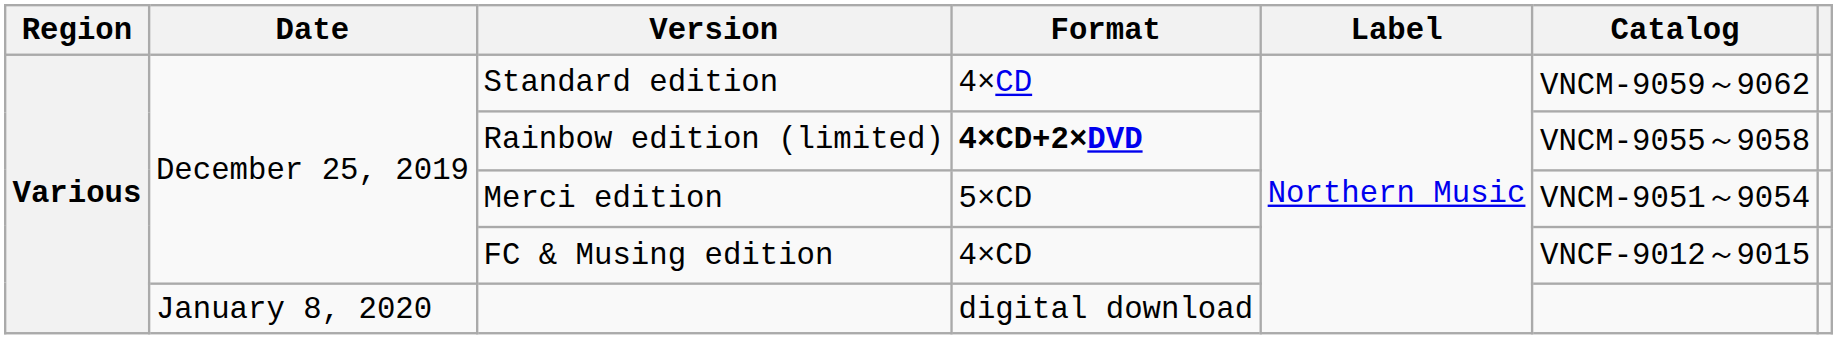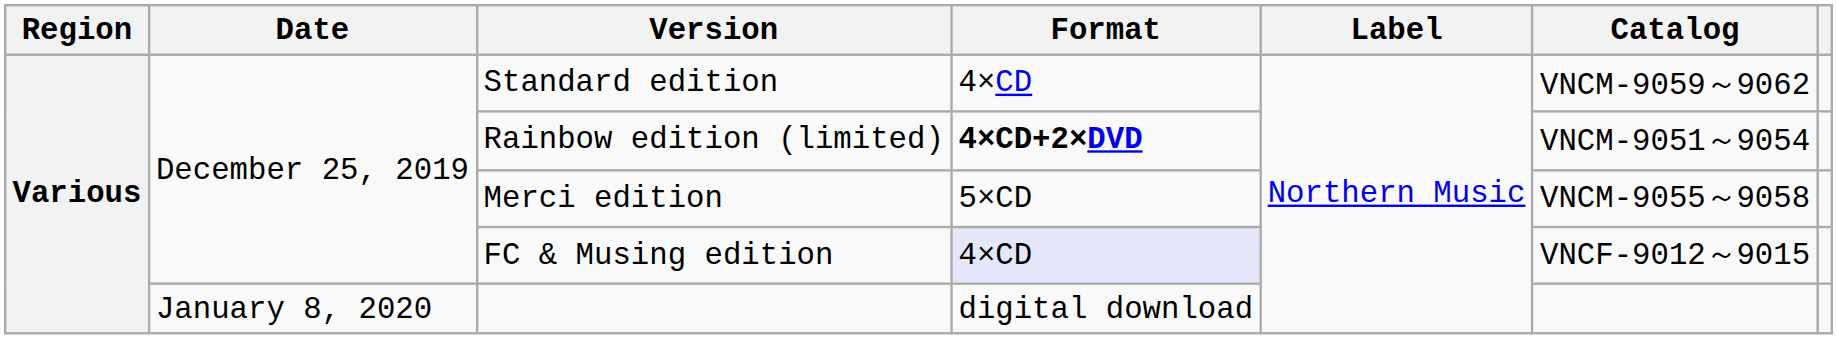(1675, 142) VNCM-9055～9058 -> (1675, 142) VNCM-9051～9054
(1675, 199) VNCM-9051～9054 -> (1675, 199) VNCM-9055～9058
(995, 255) no background -> (995, 255) lavender background
